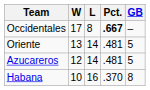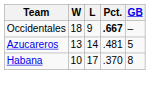(76, 28) 17 -> (76, 28) 18
(90, 28) 8 -> (90, 28) 9
- row: (23, 45)
(76, 61) 12 -> (76, 45) 13
(92, 77) 16 -> (92, 61) 17
